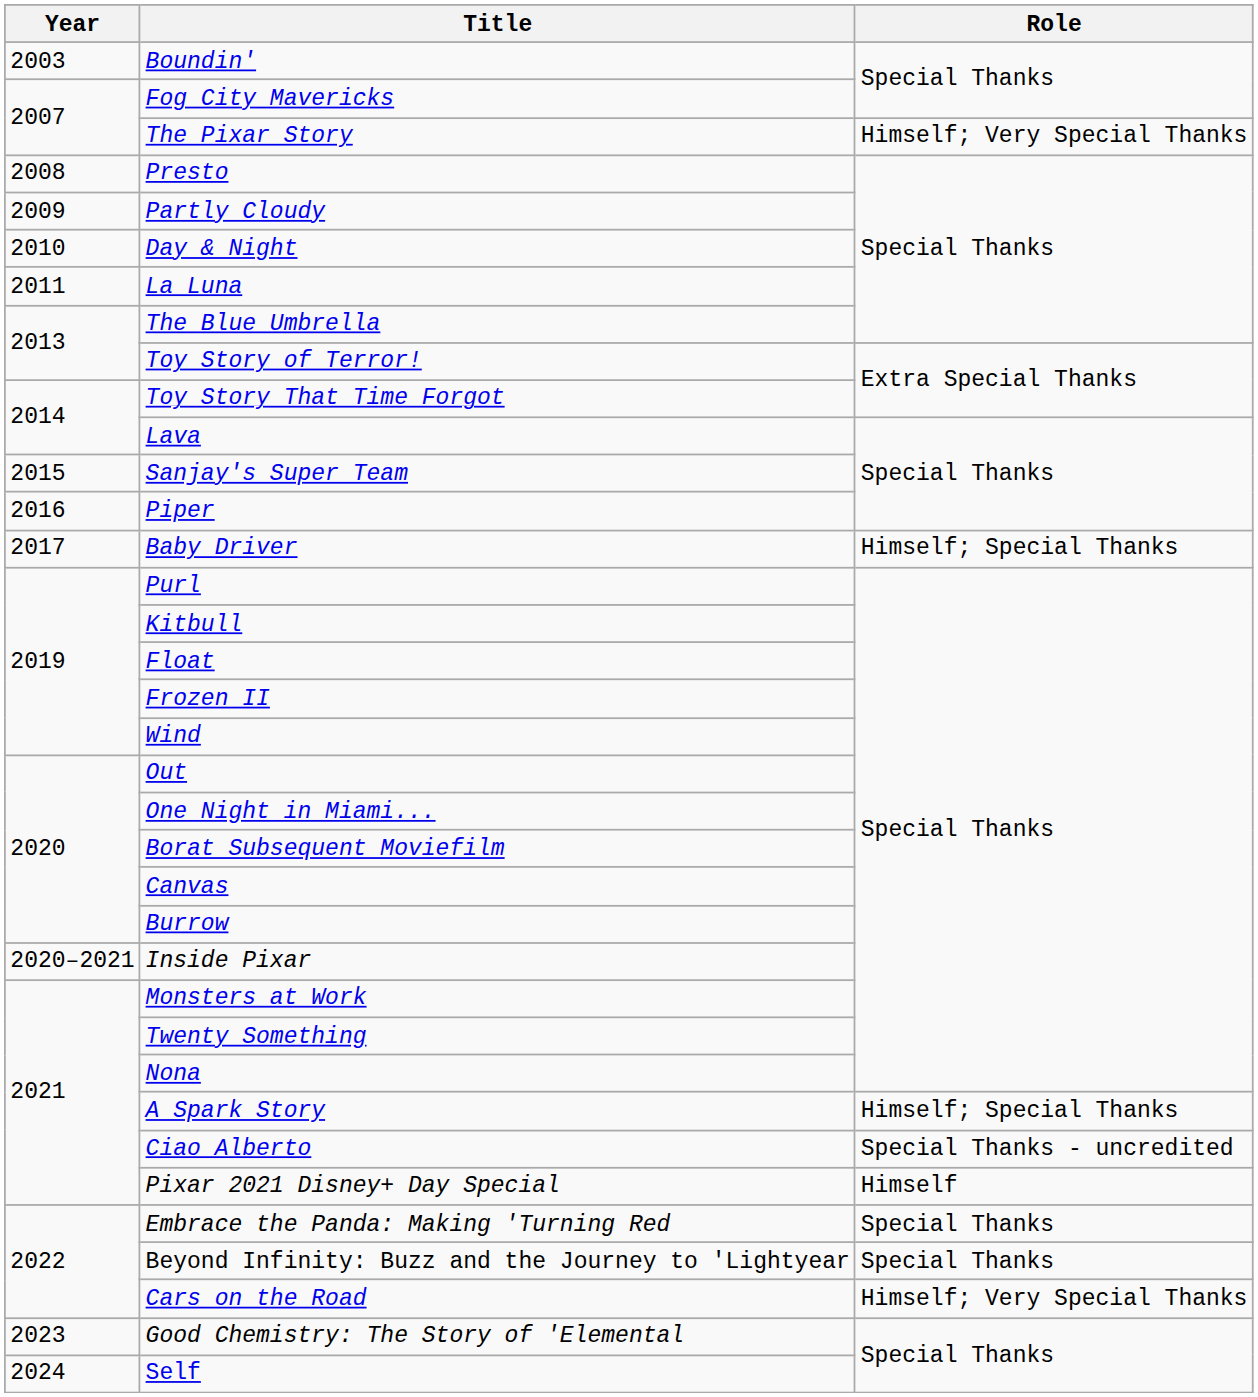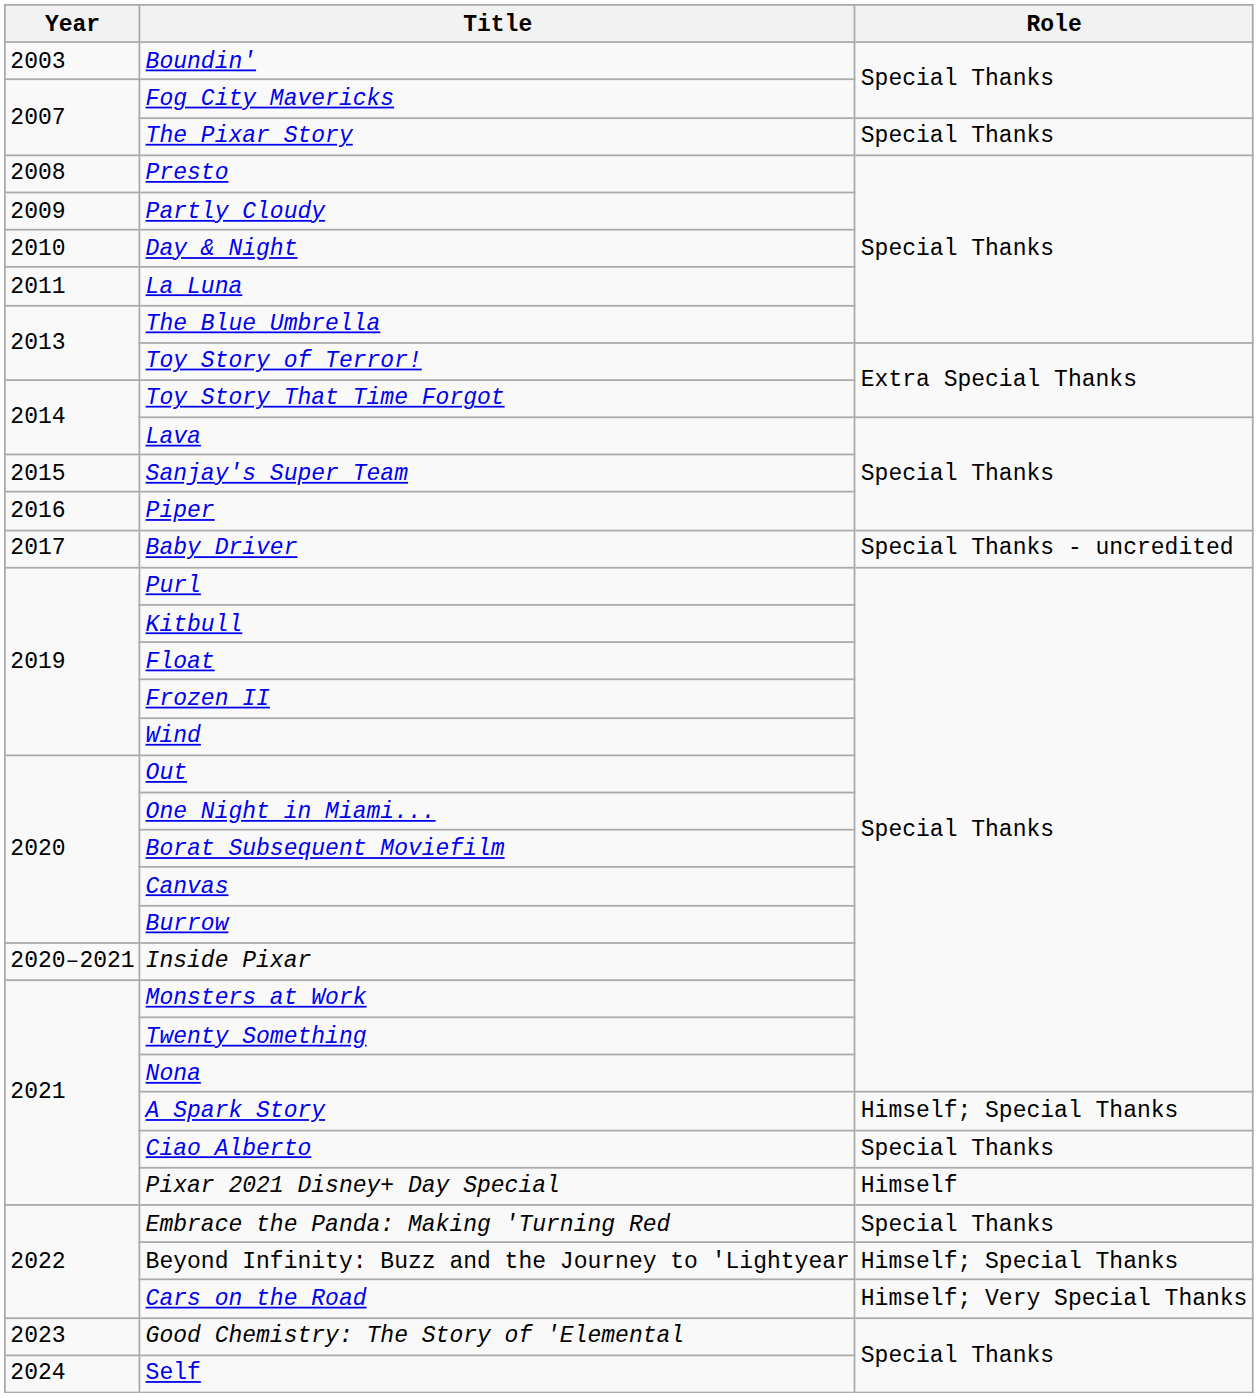(1054, 136) Himself; Very Special Thanks -> (957, 136) Special Thanks
(1020, 549) Himself; Special Thanks -> (1047, 549) Special Thanks - uncredited
(1047, 1149) Special Thanks - uncredited -> (957, 1149) Special Thanks
(957, 1261) Special Thanks -> (1020, 1261) Himself; Special Thanks
